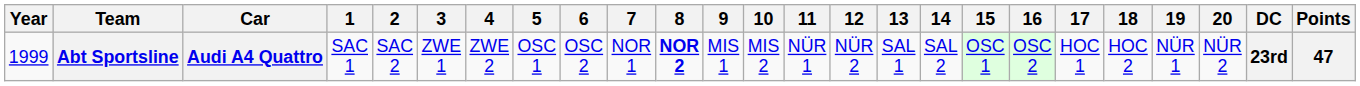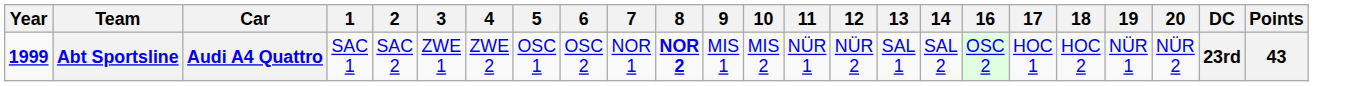- column: (985, 18)
(29, 56) normal -> (29, 56) bold
(1323, 56) 47 -> (1276, 56) 43
